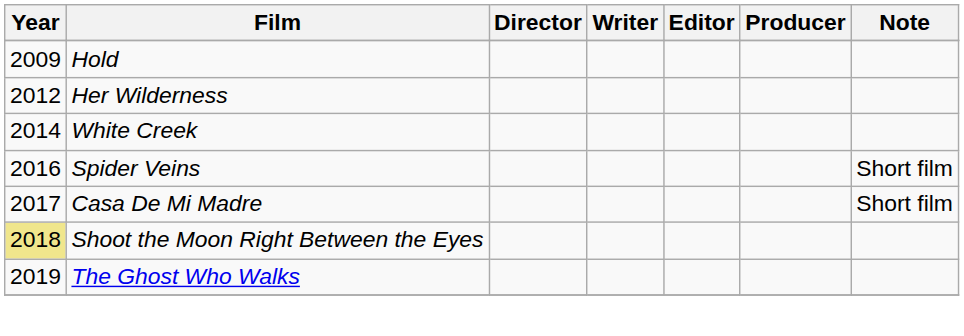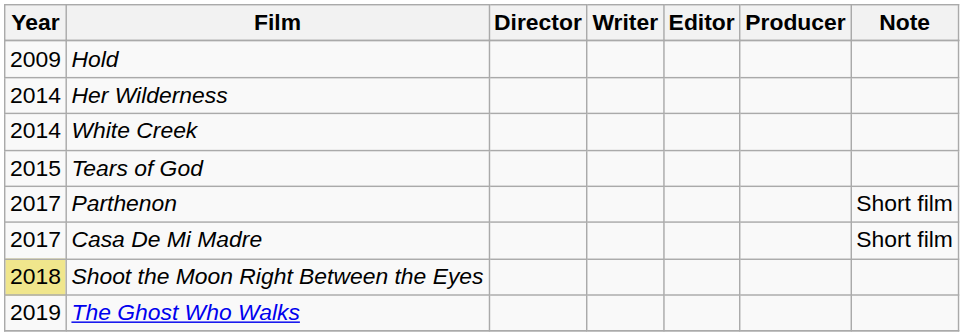(35, 95) 2012 -> (35, 95) 2014
+ row: (137, 167)
- row: (136, 167)
+ row: (124, 204)
